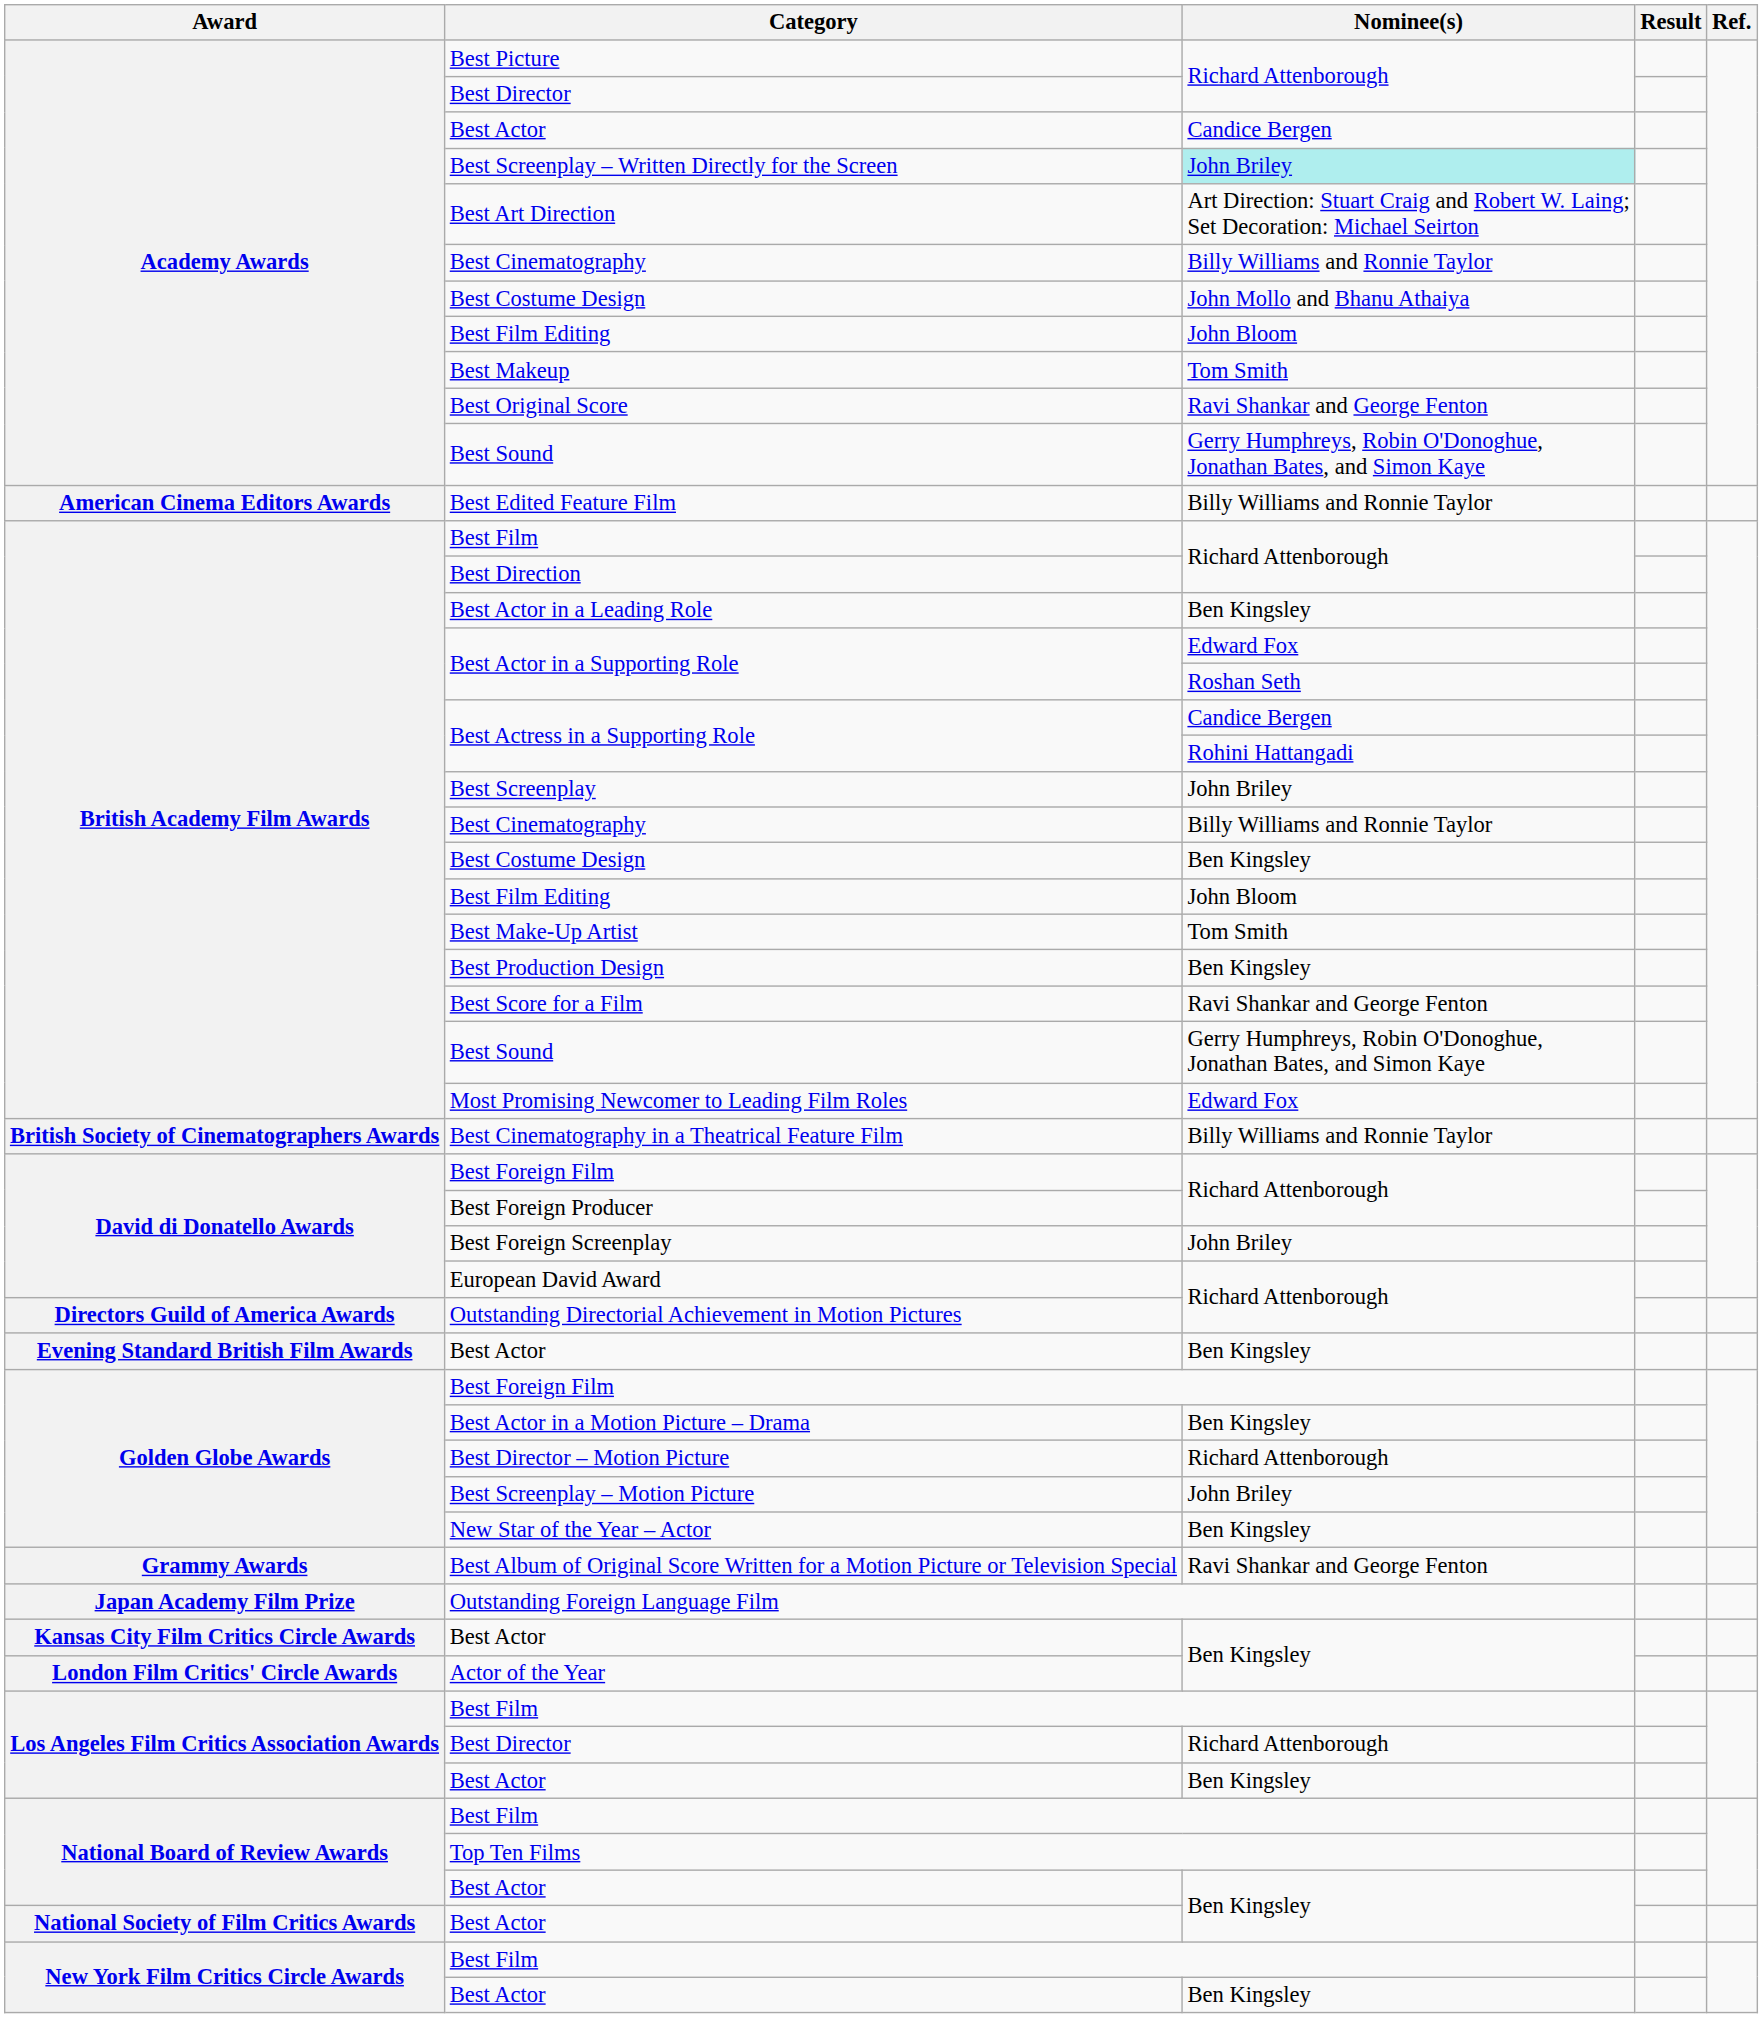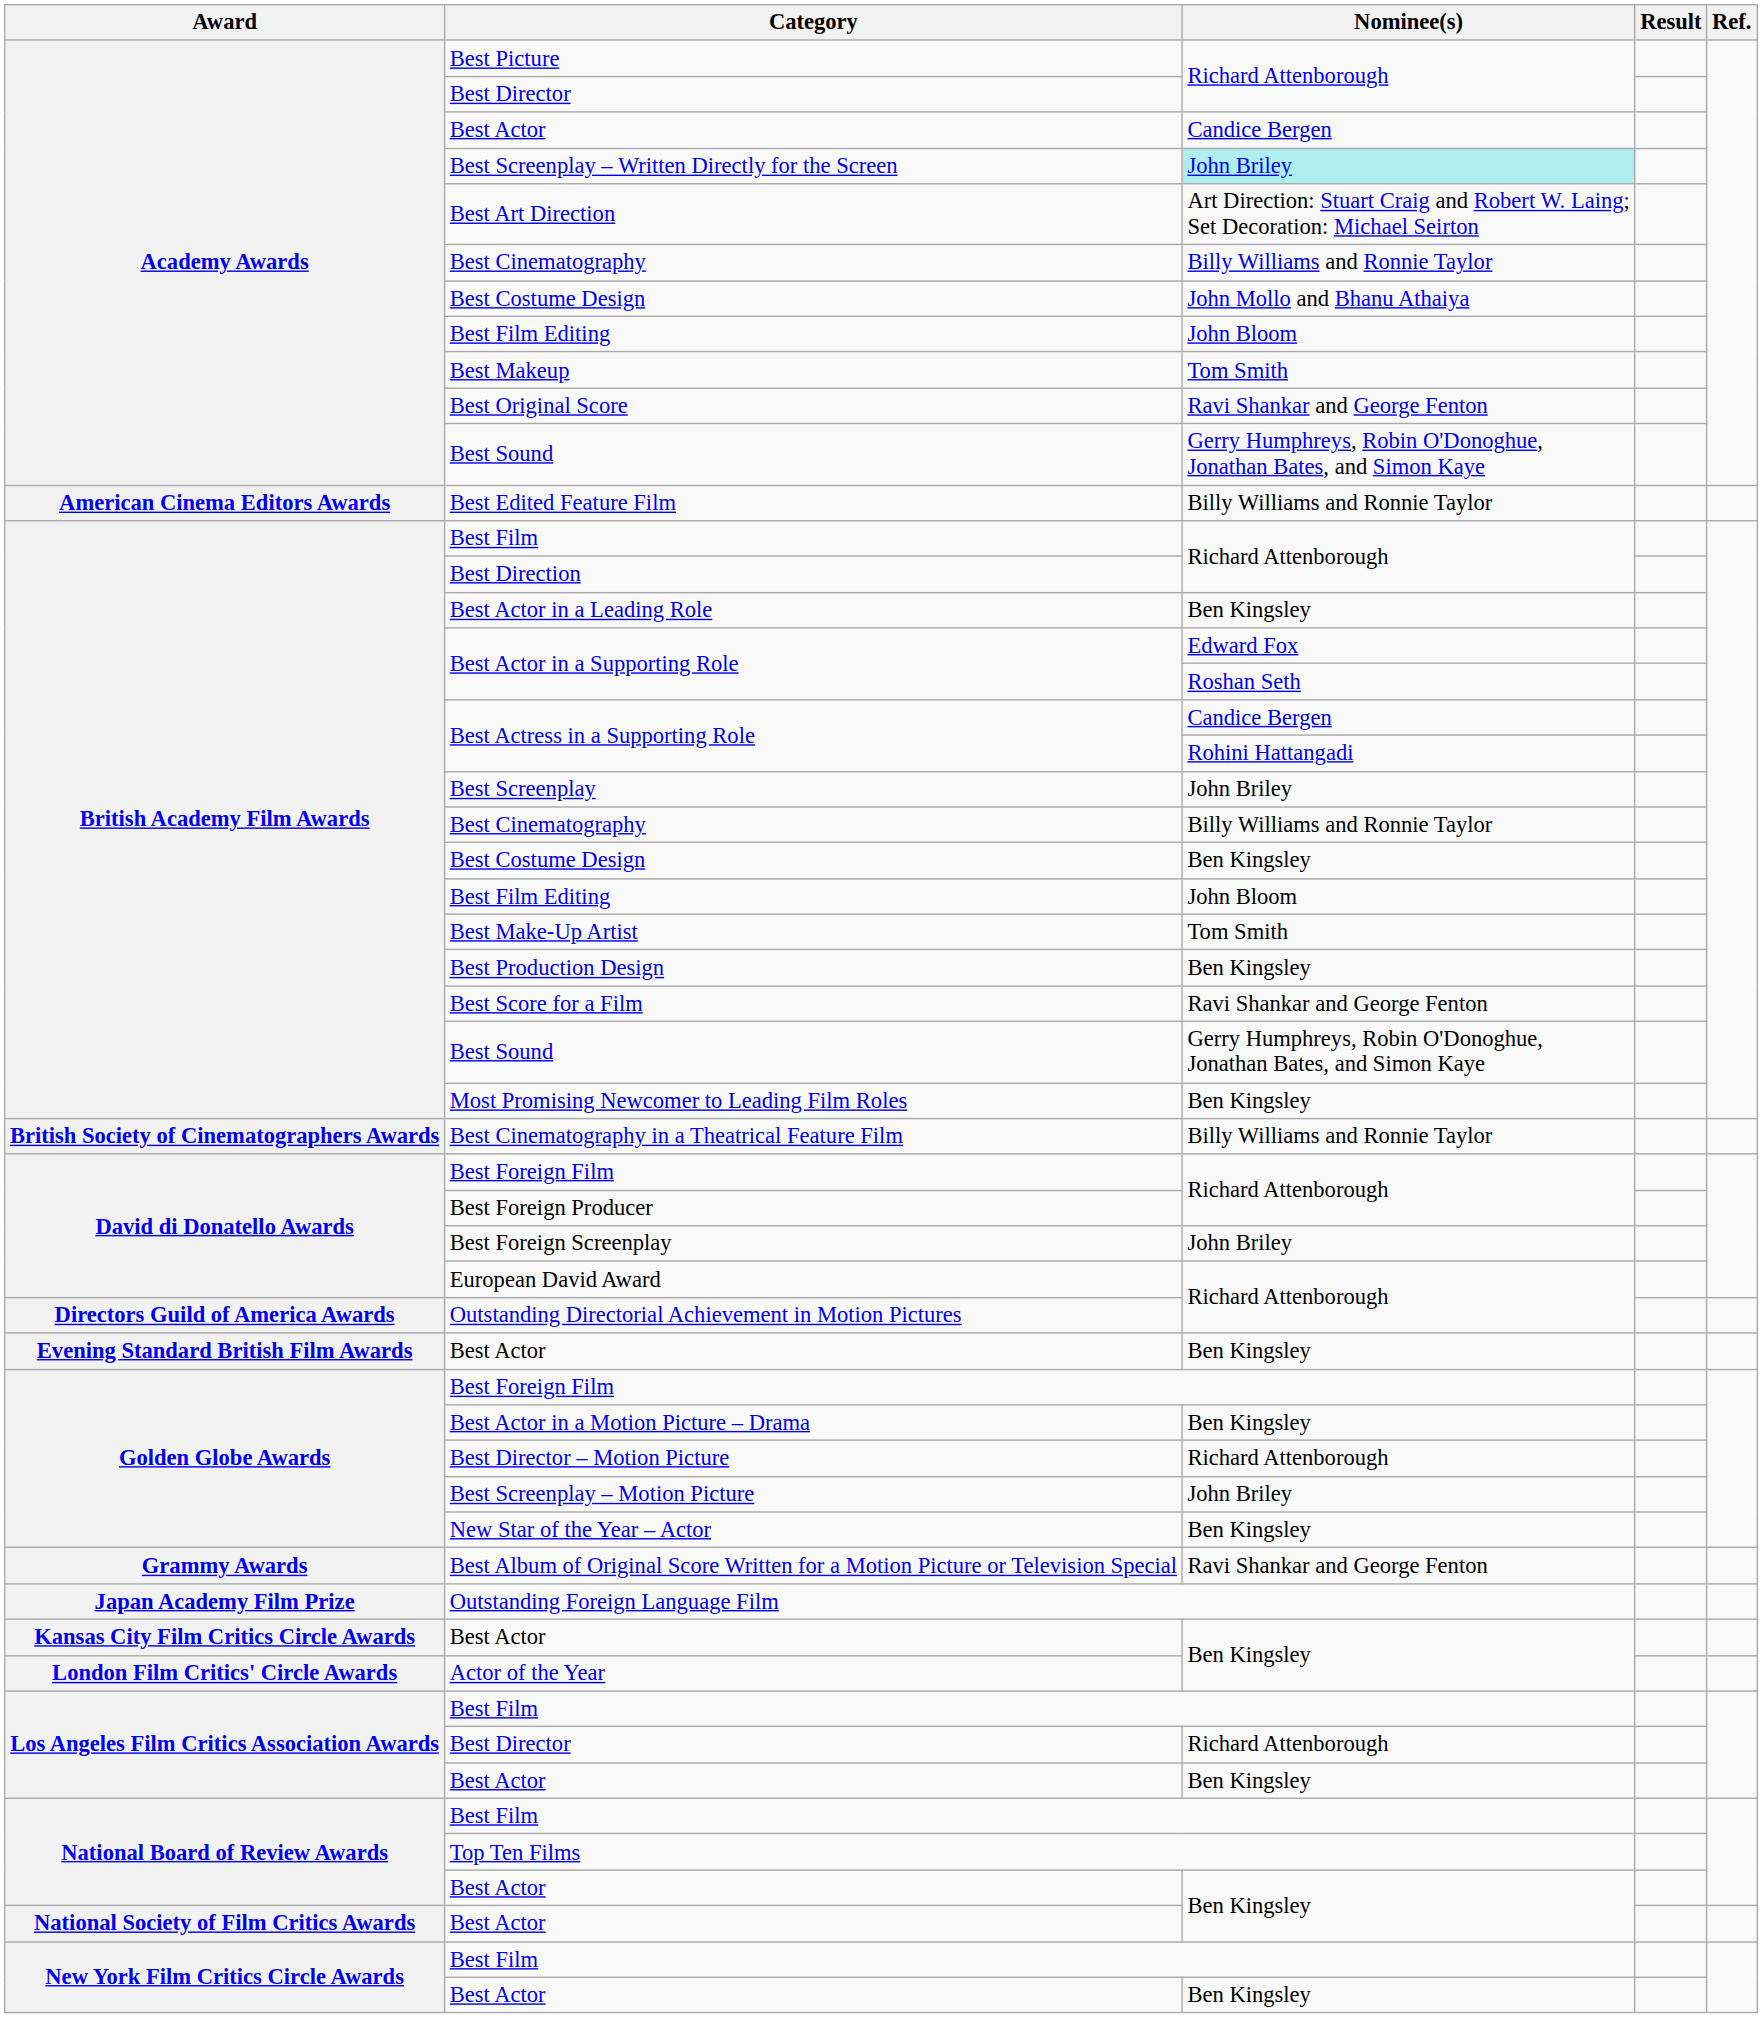(1243, 1100) Edward Fox -> (1249, 1100) Ben Kingsley
